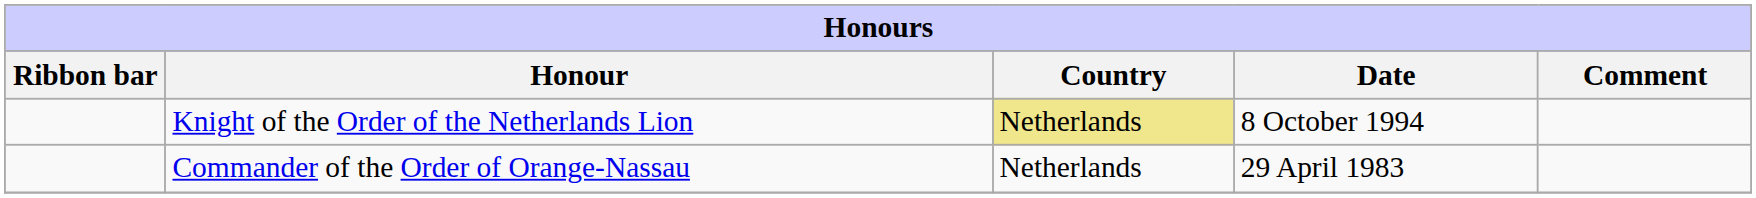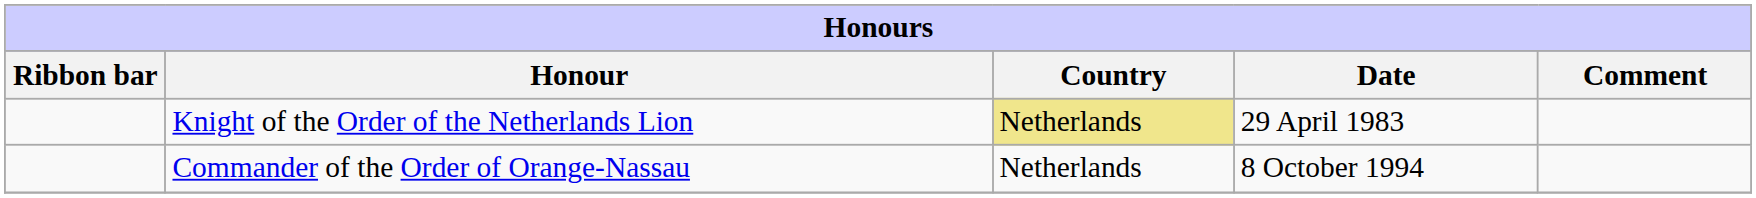(1332, 121) 8 October 1994 -> (1322, 121) 29 April 1983
(1322, 167) 29 April 1983 -> (1332, 167) 8 October 1994
